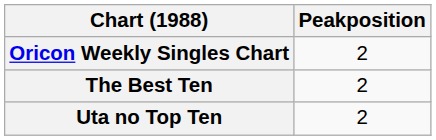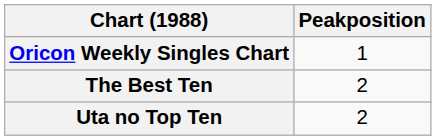(362, 53) 2 -> (362, 53) 1
